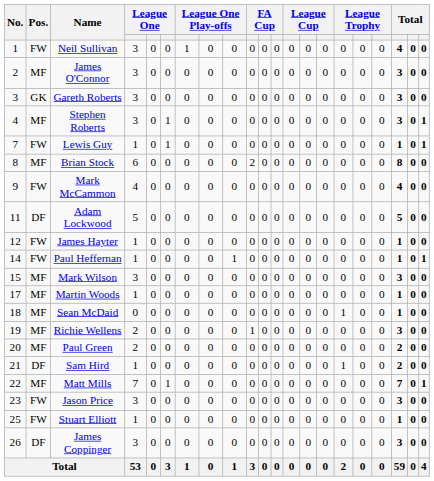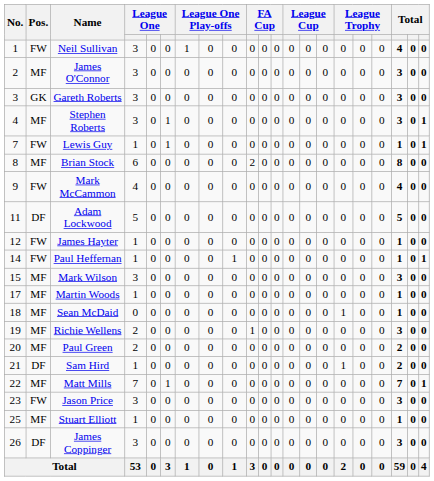(38, 419) FW -> (38, 419) MF
